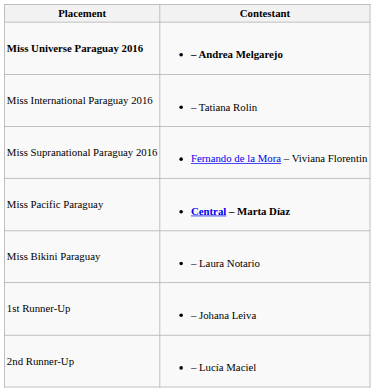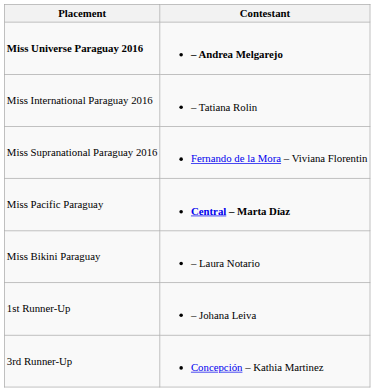- row: (40, 361)
+ row: (40, 361)
